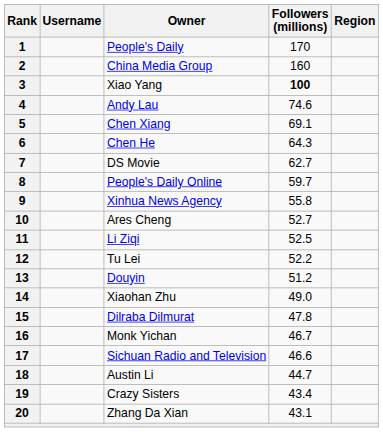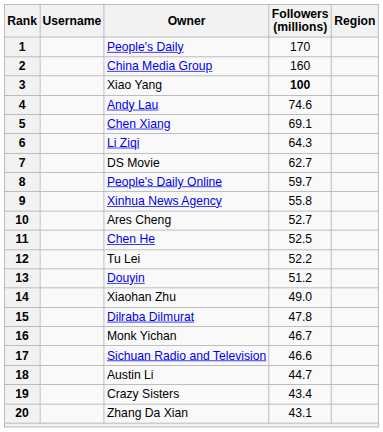(131, 143) Chen He -> (123, 143) Li Ziqi
(123, 239) Li Ziqi -> (131, 239) Chen He
